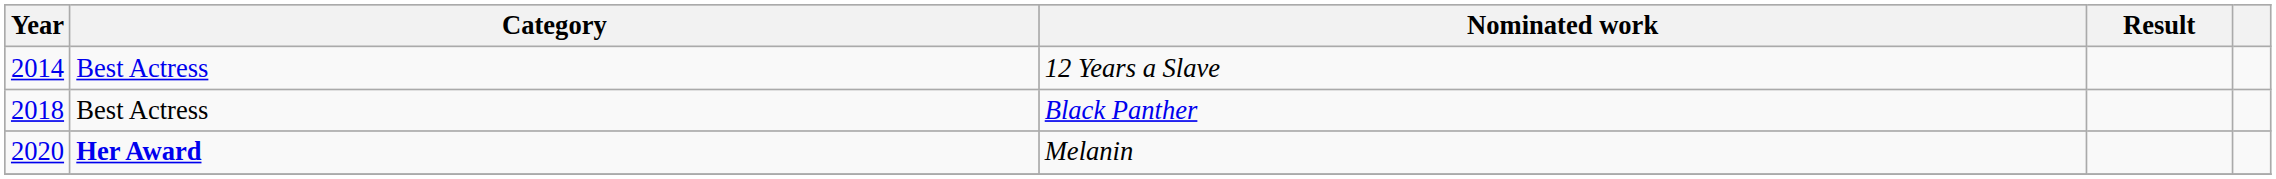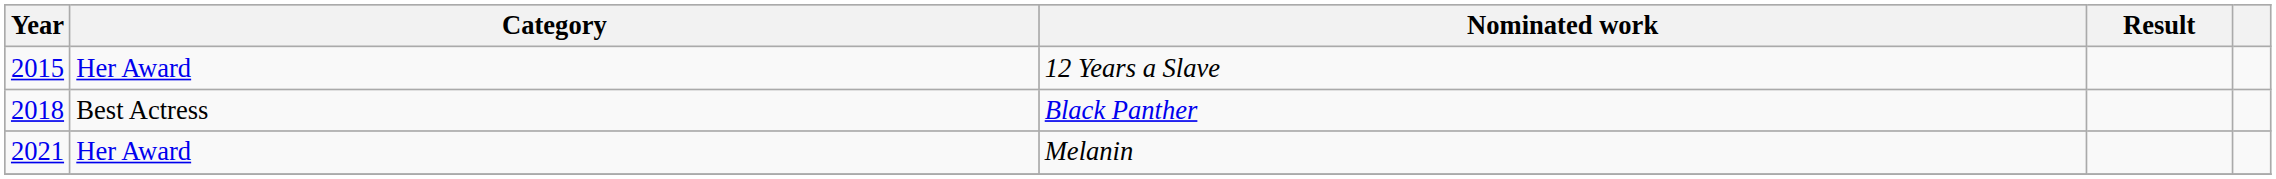(38, 67) 2014 -> (38, 67) 2015
(142, 67) Best Actress -> (134, 67) Her Award
(38, 151) 2020 -> (38, 151) 2021
(139, 151) bold -> (134, 151) normal
